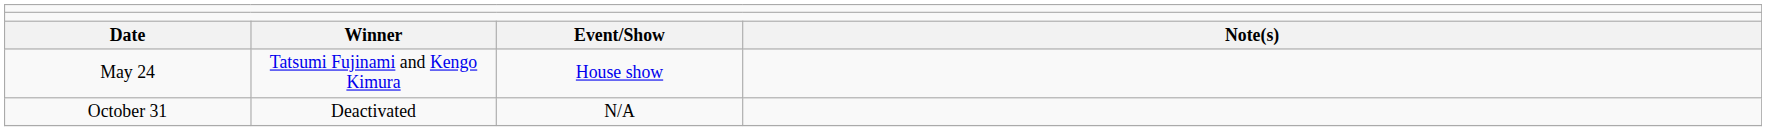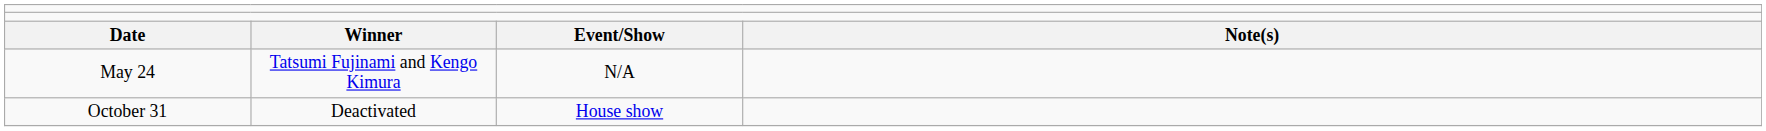(620, 73) House show -> (620, 73) N/A
(620, 111) N/A -> (620, 111) House show
